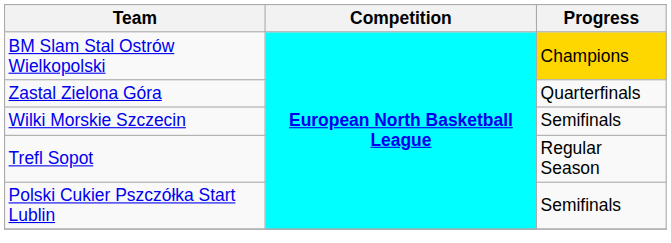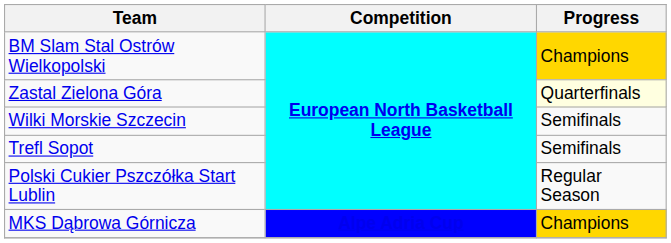(591, 93) no background -> (591, 93) lightyellow background
(571, 158) Regular Season -> (581, 148) Semifinals
(581, 205) Semifinals -> (571, 186) Regular Season
+ row: (102, 223)
